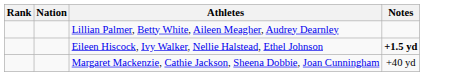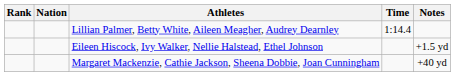+ column: (398, 12)
(401, 46) bold -> (432, 46) normal
